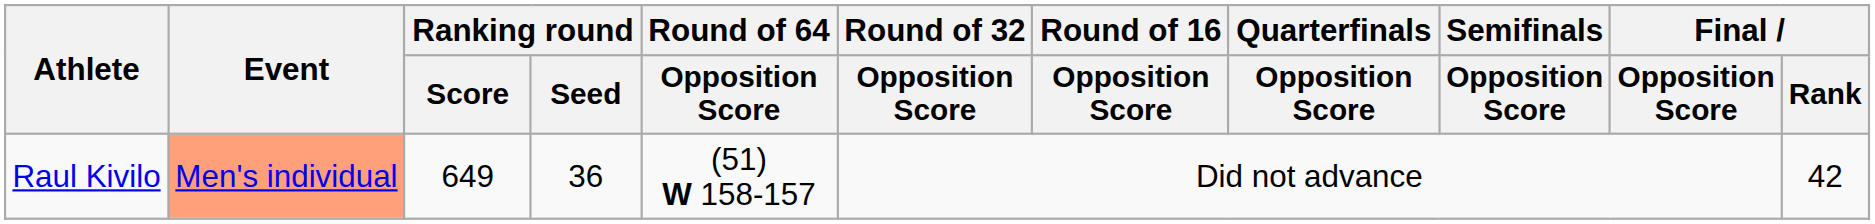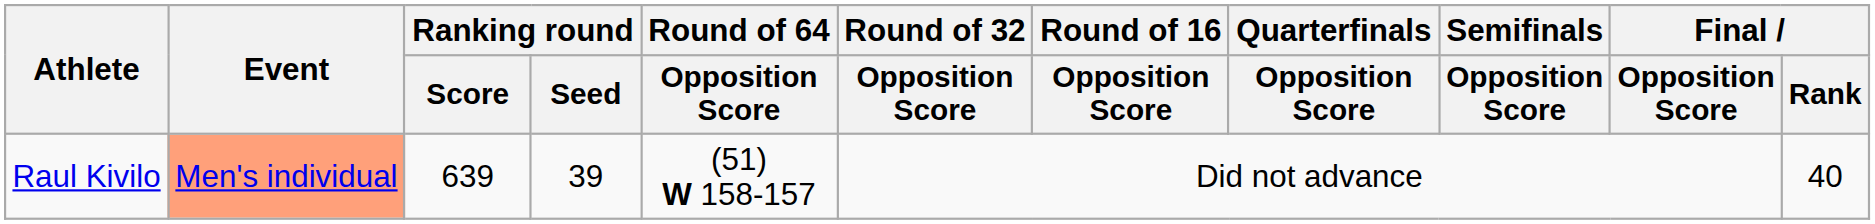(468, 177) 649 -> (468, 177) 639
(586, 177) 36 -> (586, 177) 39
(1825, 177) 42 -> (1825, 177) 40
